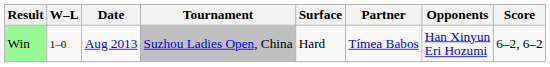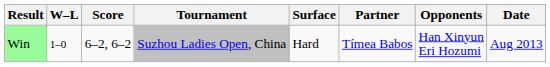columns swapped: (111, 15) <-> (520, 15)
